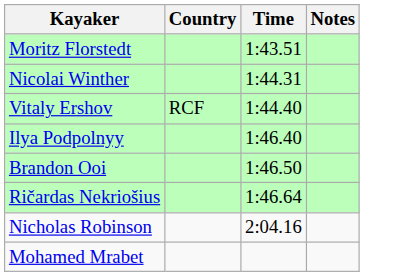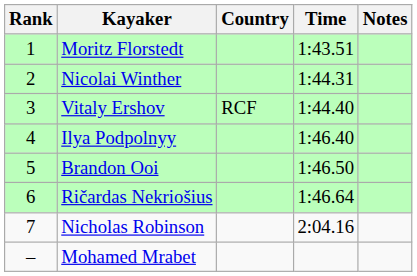+ column: (31, 19)
